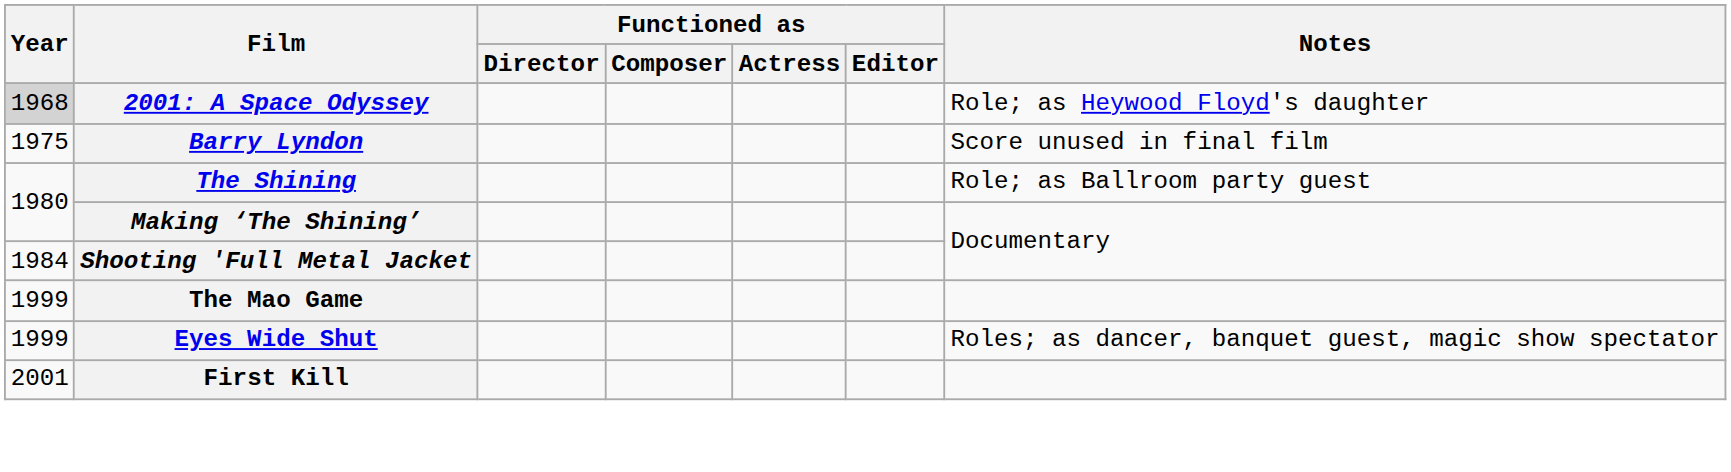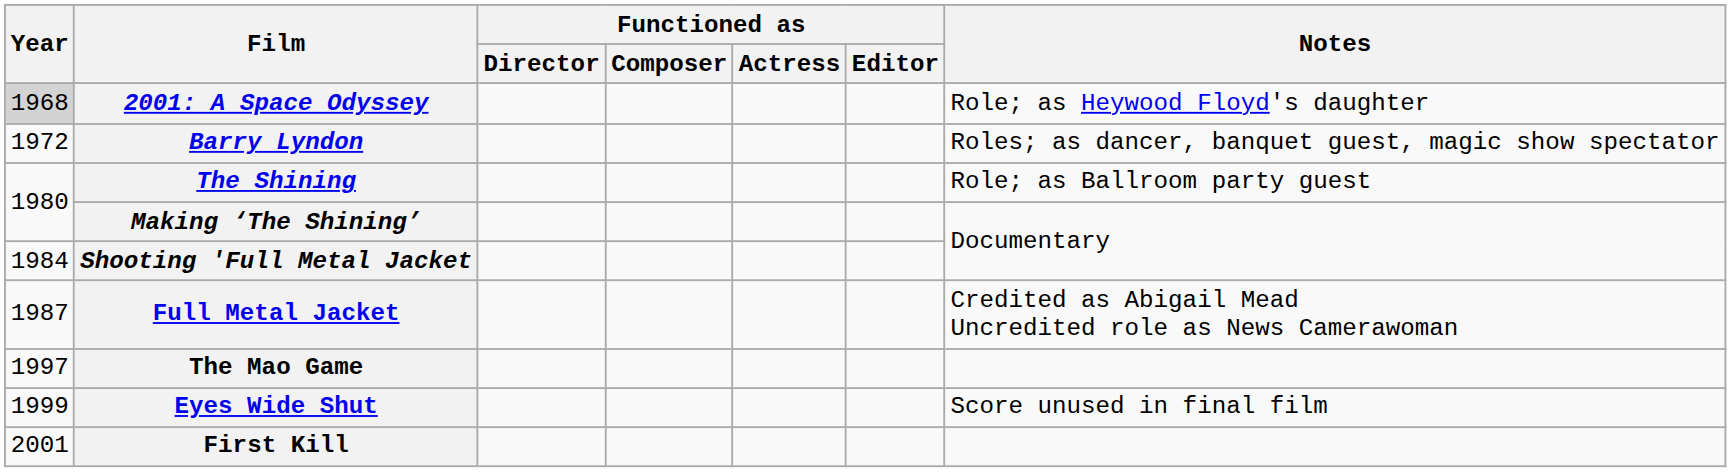(40, 143) 1975 -> (40, 143) 1972
(1139, 143) Score unused in final film -> (1335, 143) Roles; as dancer, banquet guest, magic show spectator
+ row: (276, 314)
(40, 300) 1999 -> (40, 368) 1997
(1335, 340) Roles; as dancer, banquet guest, magic show spectator -> (1139, 407) Score unused in final film
